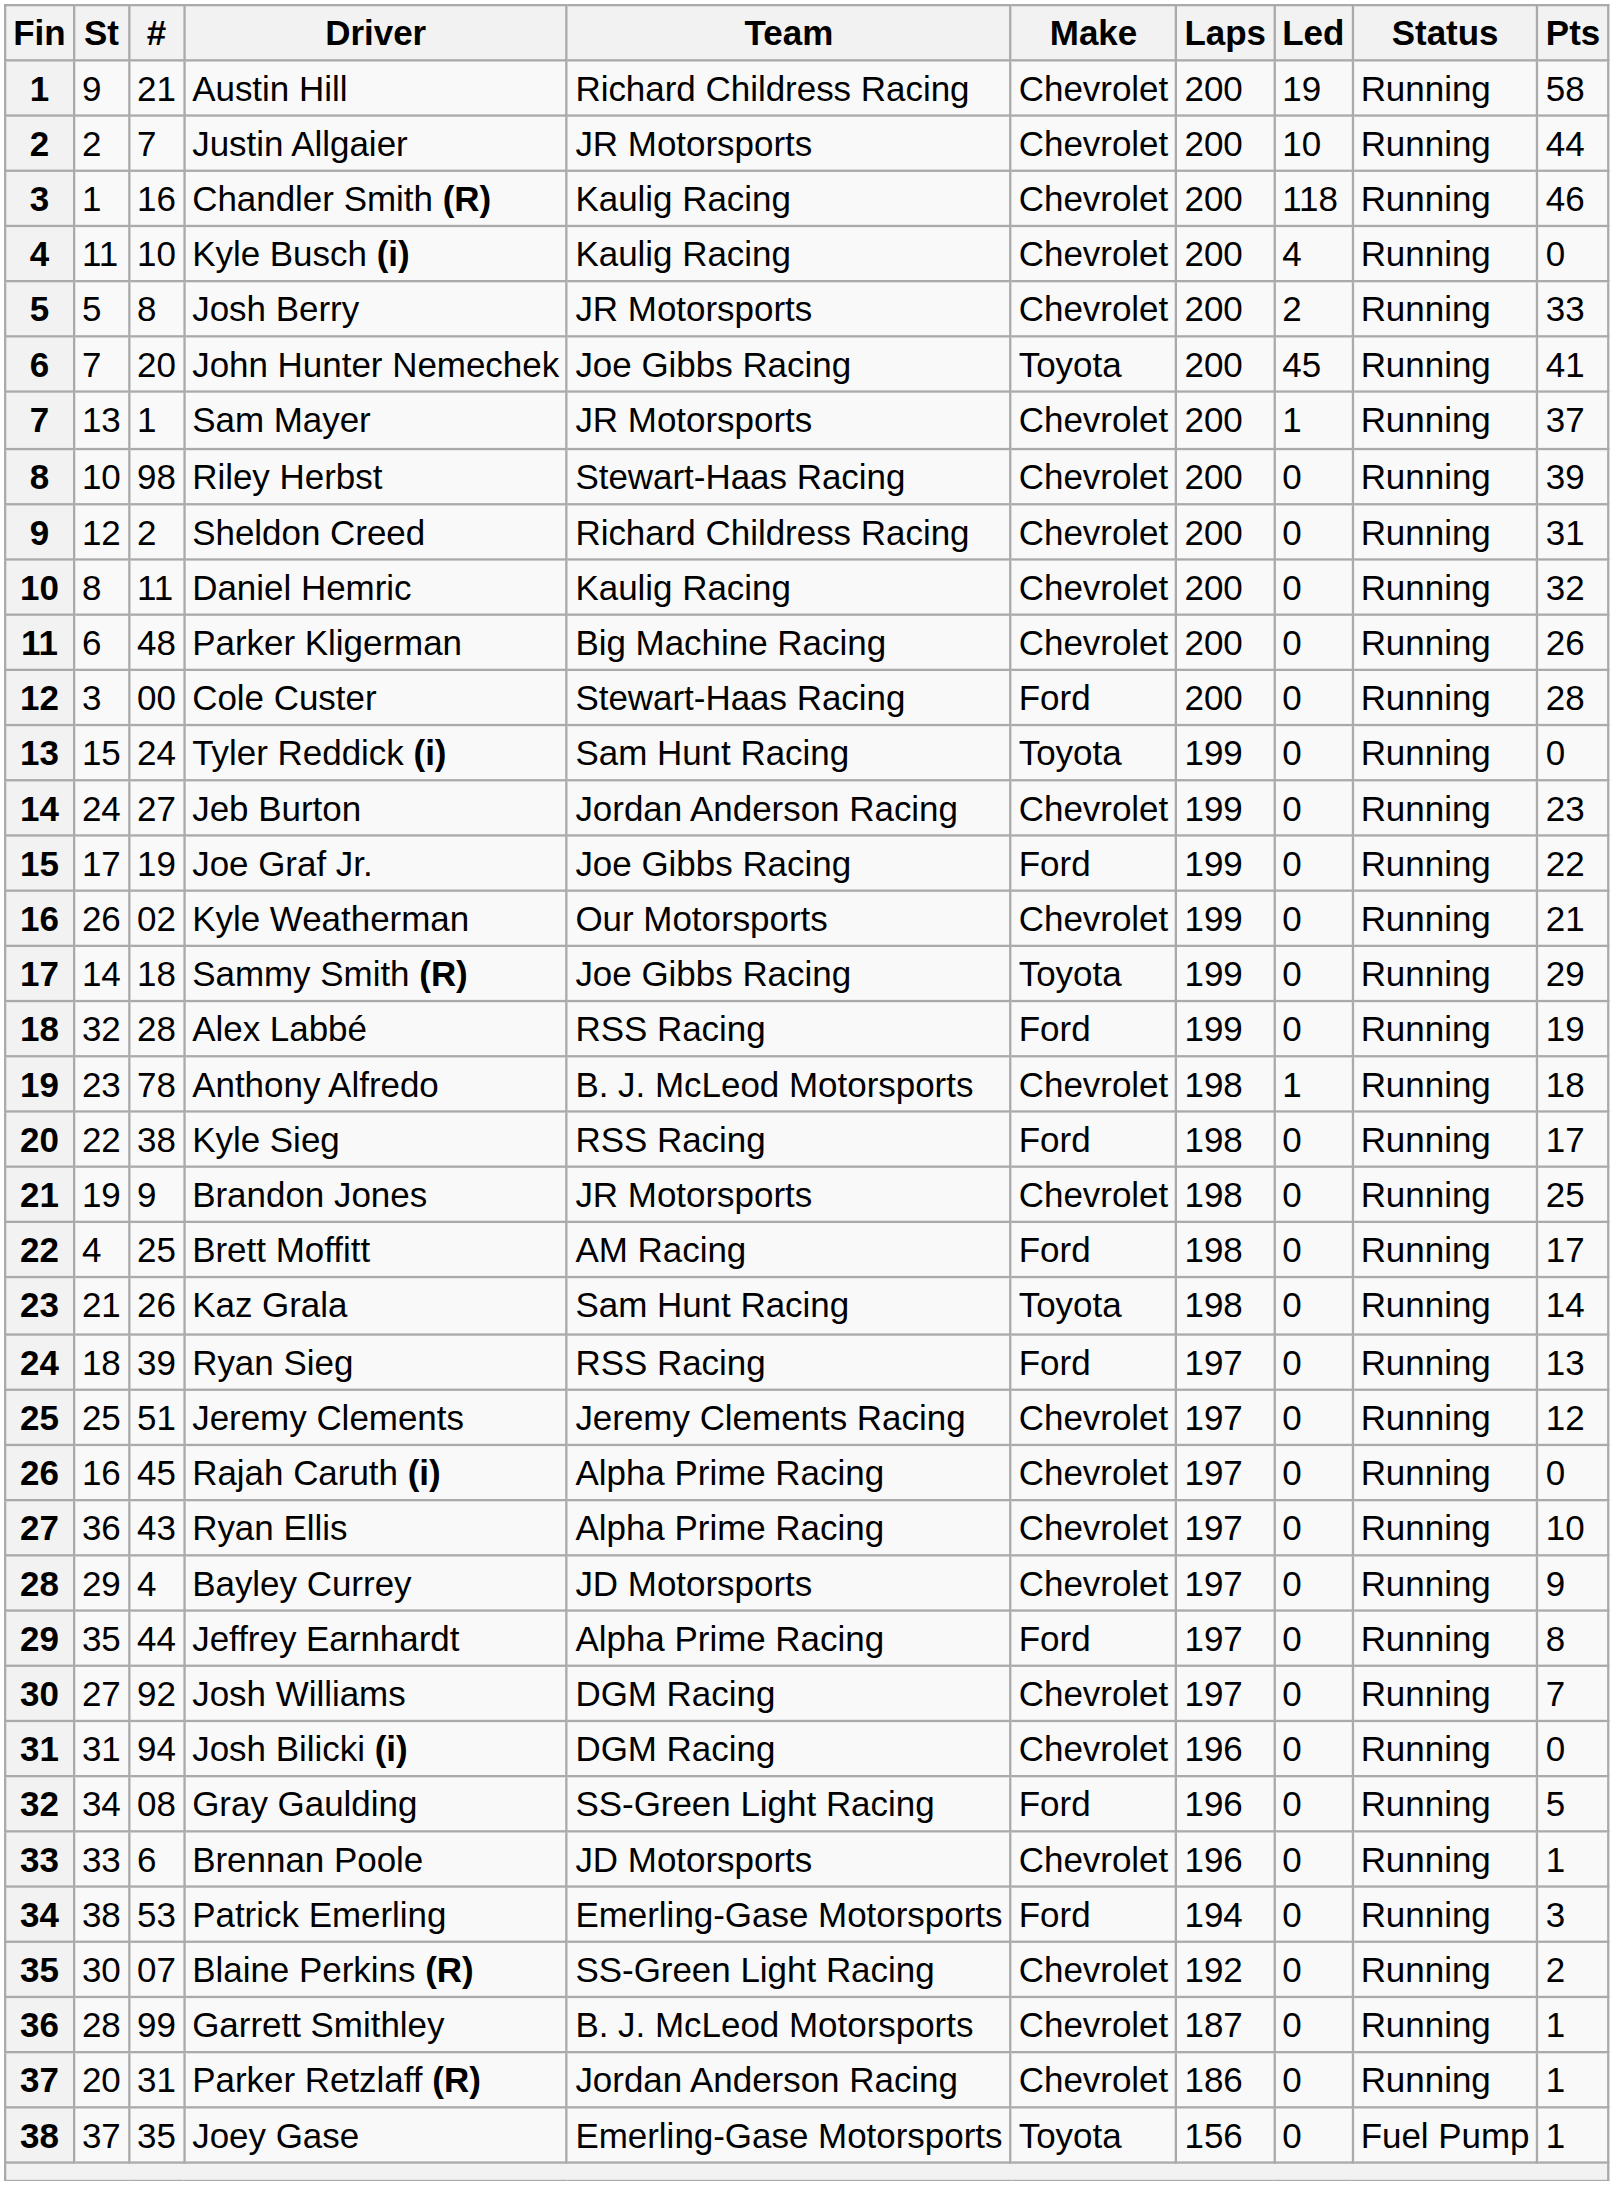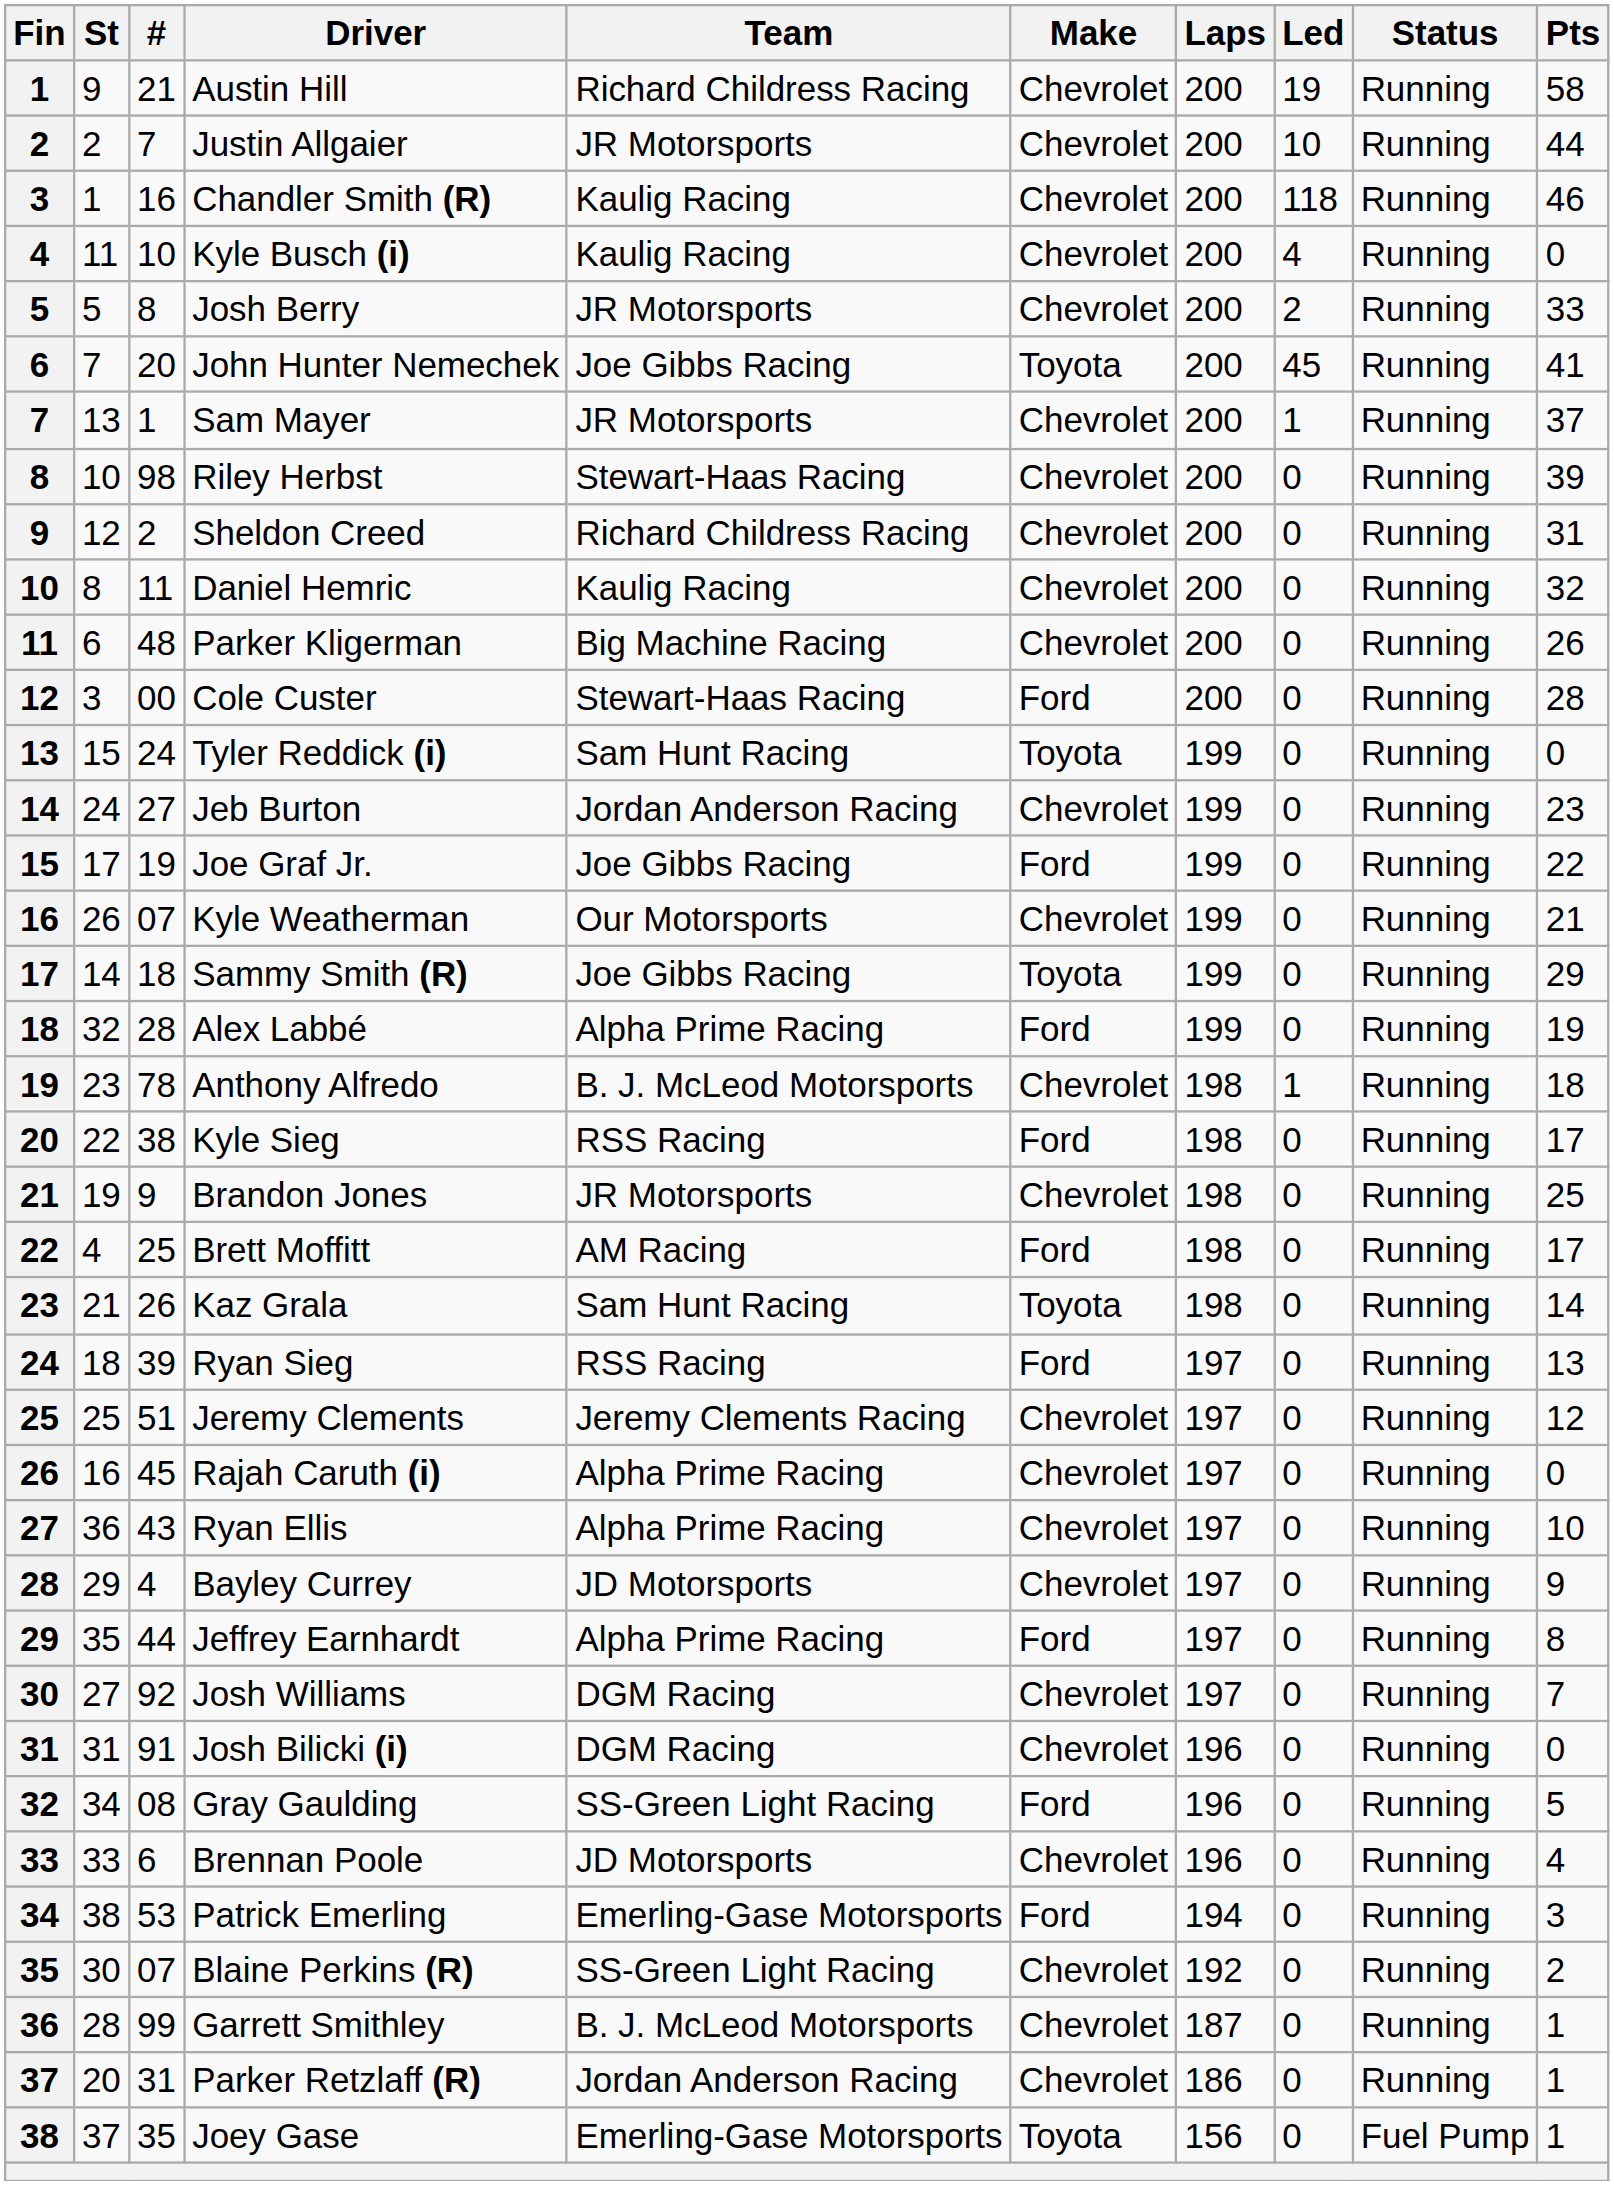(156, 919) 02 -> (156, 919) 07
(671, 1029) RSS Racing -> (730, 1029) Alpha Prime Racing
(156, 1749) 94 -> (156, 1749) 91
(1556, 1859) 1 -> (1556, 1859) 4
